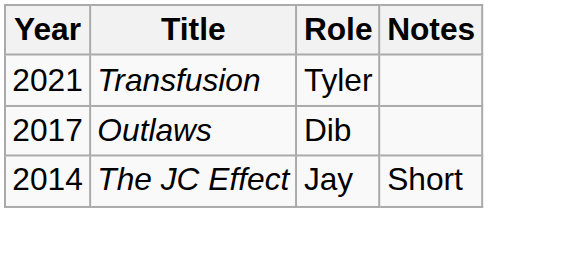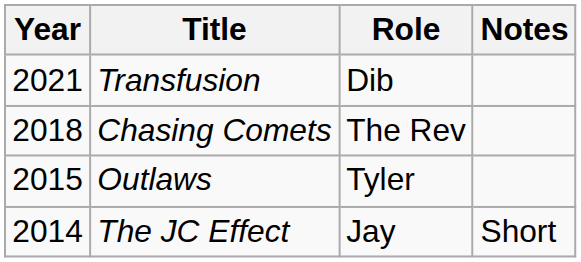(338, 79) Tyler -> (370, 79) Dib
+ row: (214, 130)
(48, 130) 2017 -> (48, 180) 2015
(328, 130) Dib -> (380, 180) Tyler
